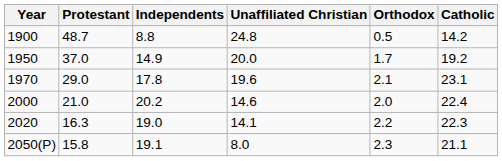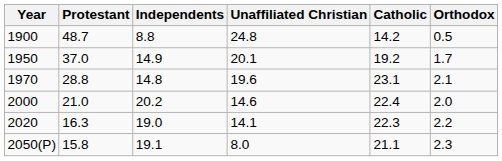columns swapped: (468, 15) <-> (404, 15)
(244, 58) 20.0 -> (244, 58) 20.1
(75, 79) 29.0 -> (75, 79) 28.8
(149, 79) 17.8 -> (149, 79) 14.8
